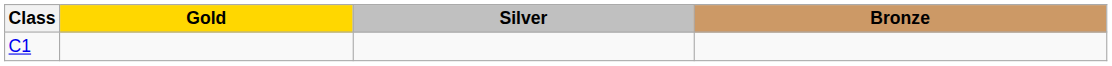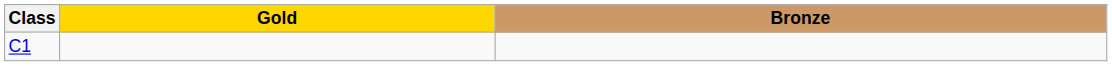- column: (523, 18)
